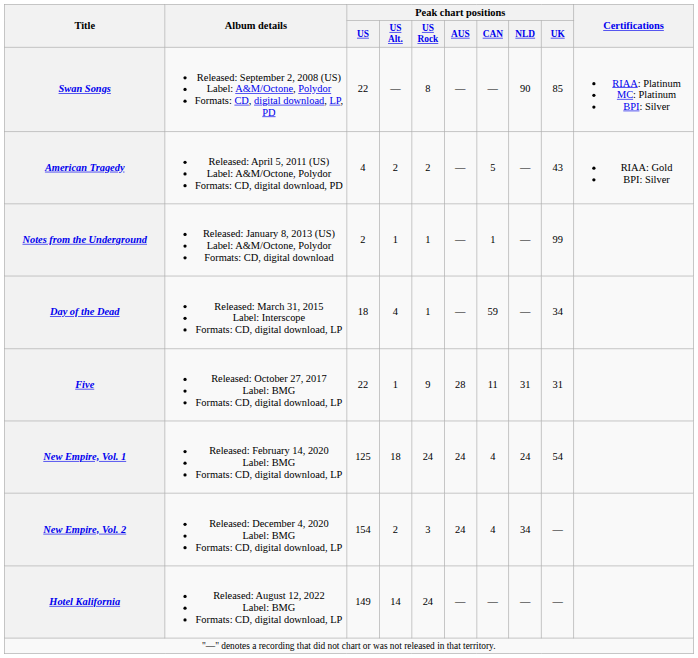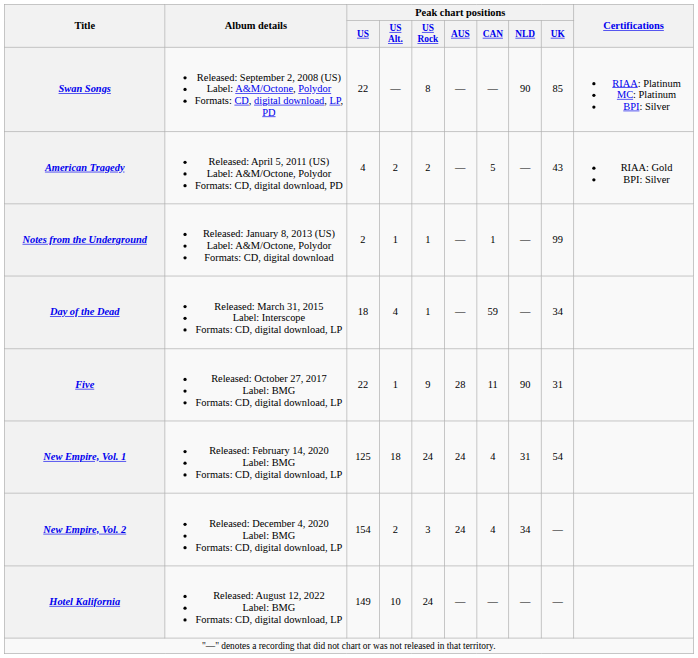(525, 384) 31 -> (525, 384) 90
(525, 457) 24 -> (525, 457) 31
(395, 602) 14 -> (395, 602) 10
